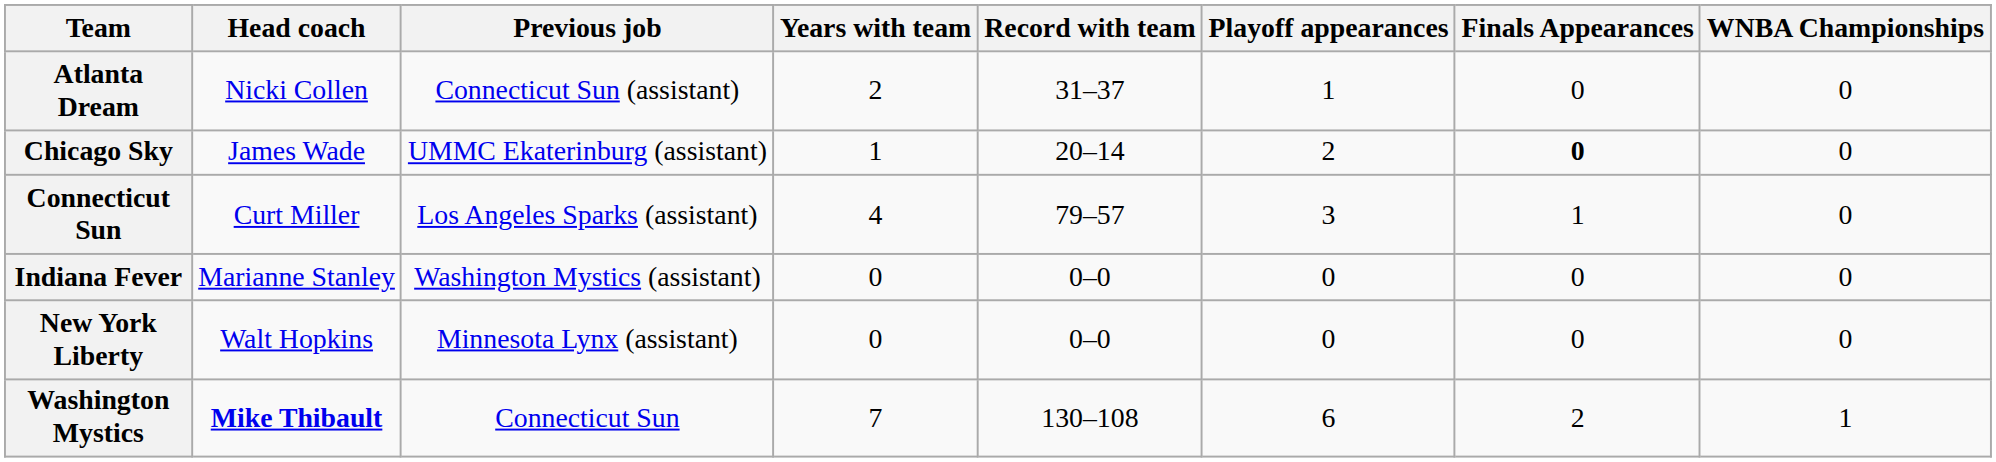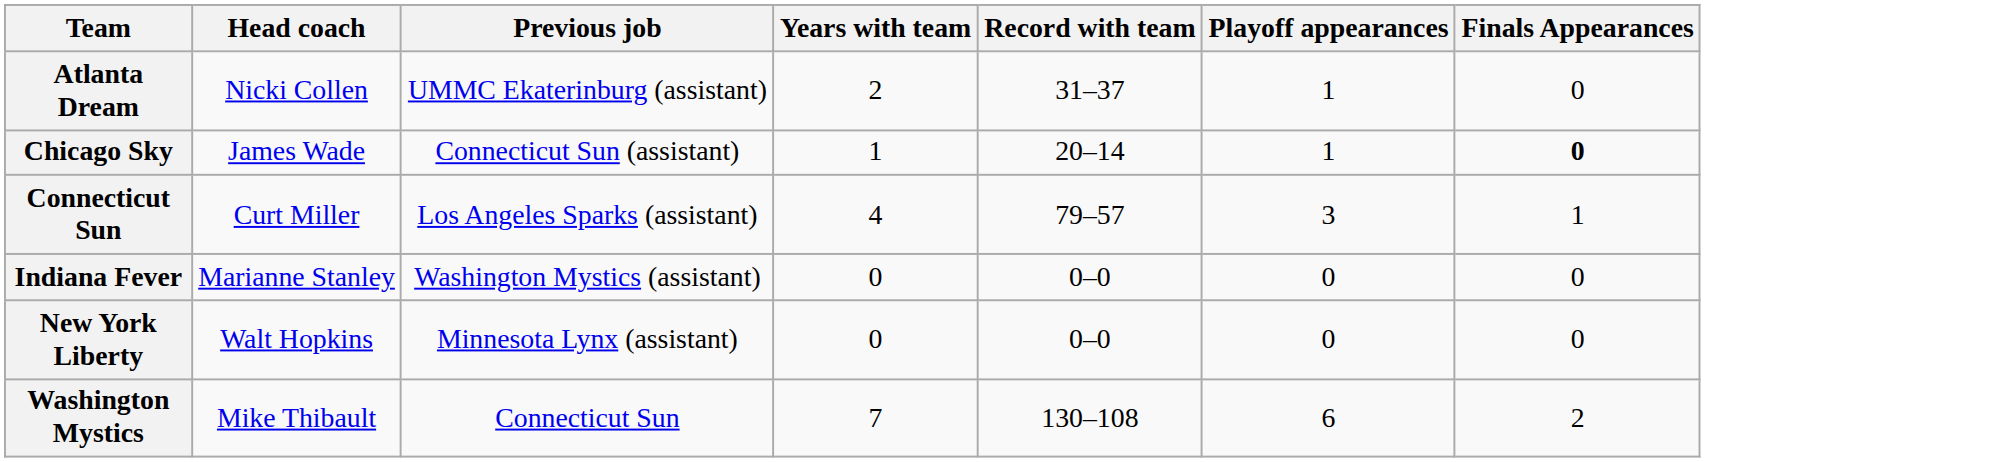- column: (1845, 27)
(587, 90) Connecticut Sun (assistant) -> (587, 90) UMMC Ekaterinburg (assistant)
(587, 152) UMMC Ekaterinburg (assistant) -> (587, 152) Connecticut Sun (assistant)
(1329, 152) 2 -> (1329, 152) 1
(297, 417) bold -> (297, 417) normal
